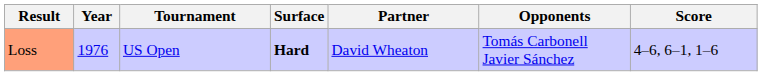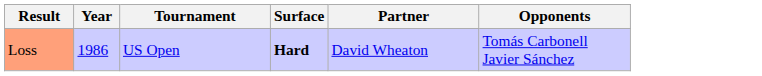- column: (694, 16)
(93, 49) 1976 -> (93, 49) 1986
